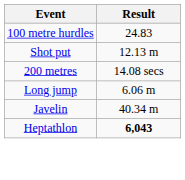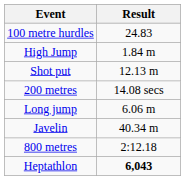+ row: (50, 52)
+ row: (50, 147)
